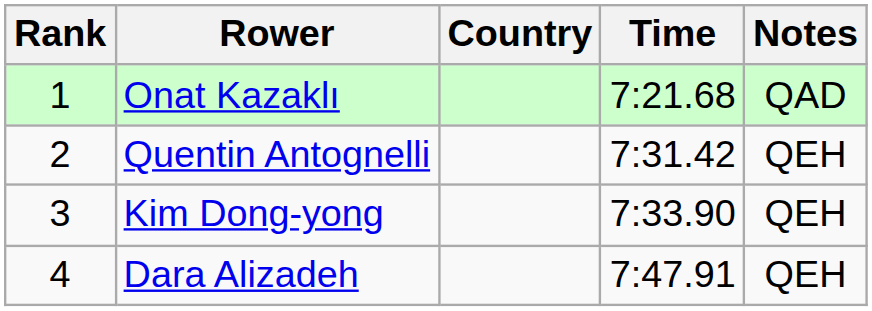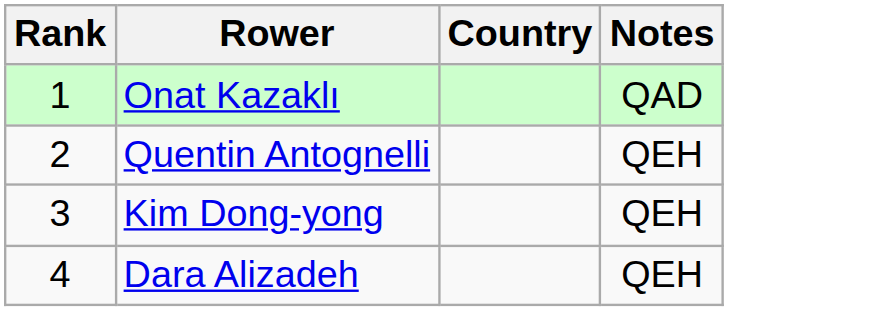- column: (673, 34)
